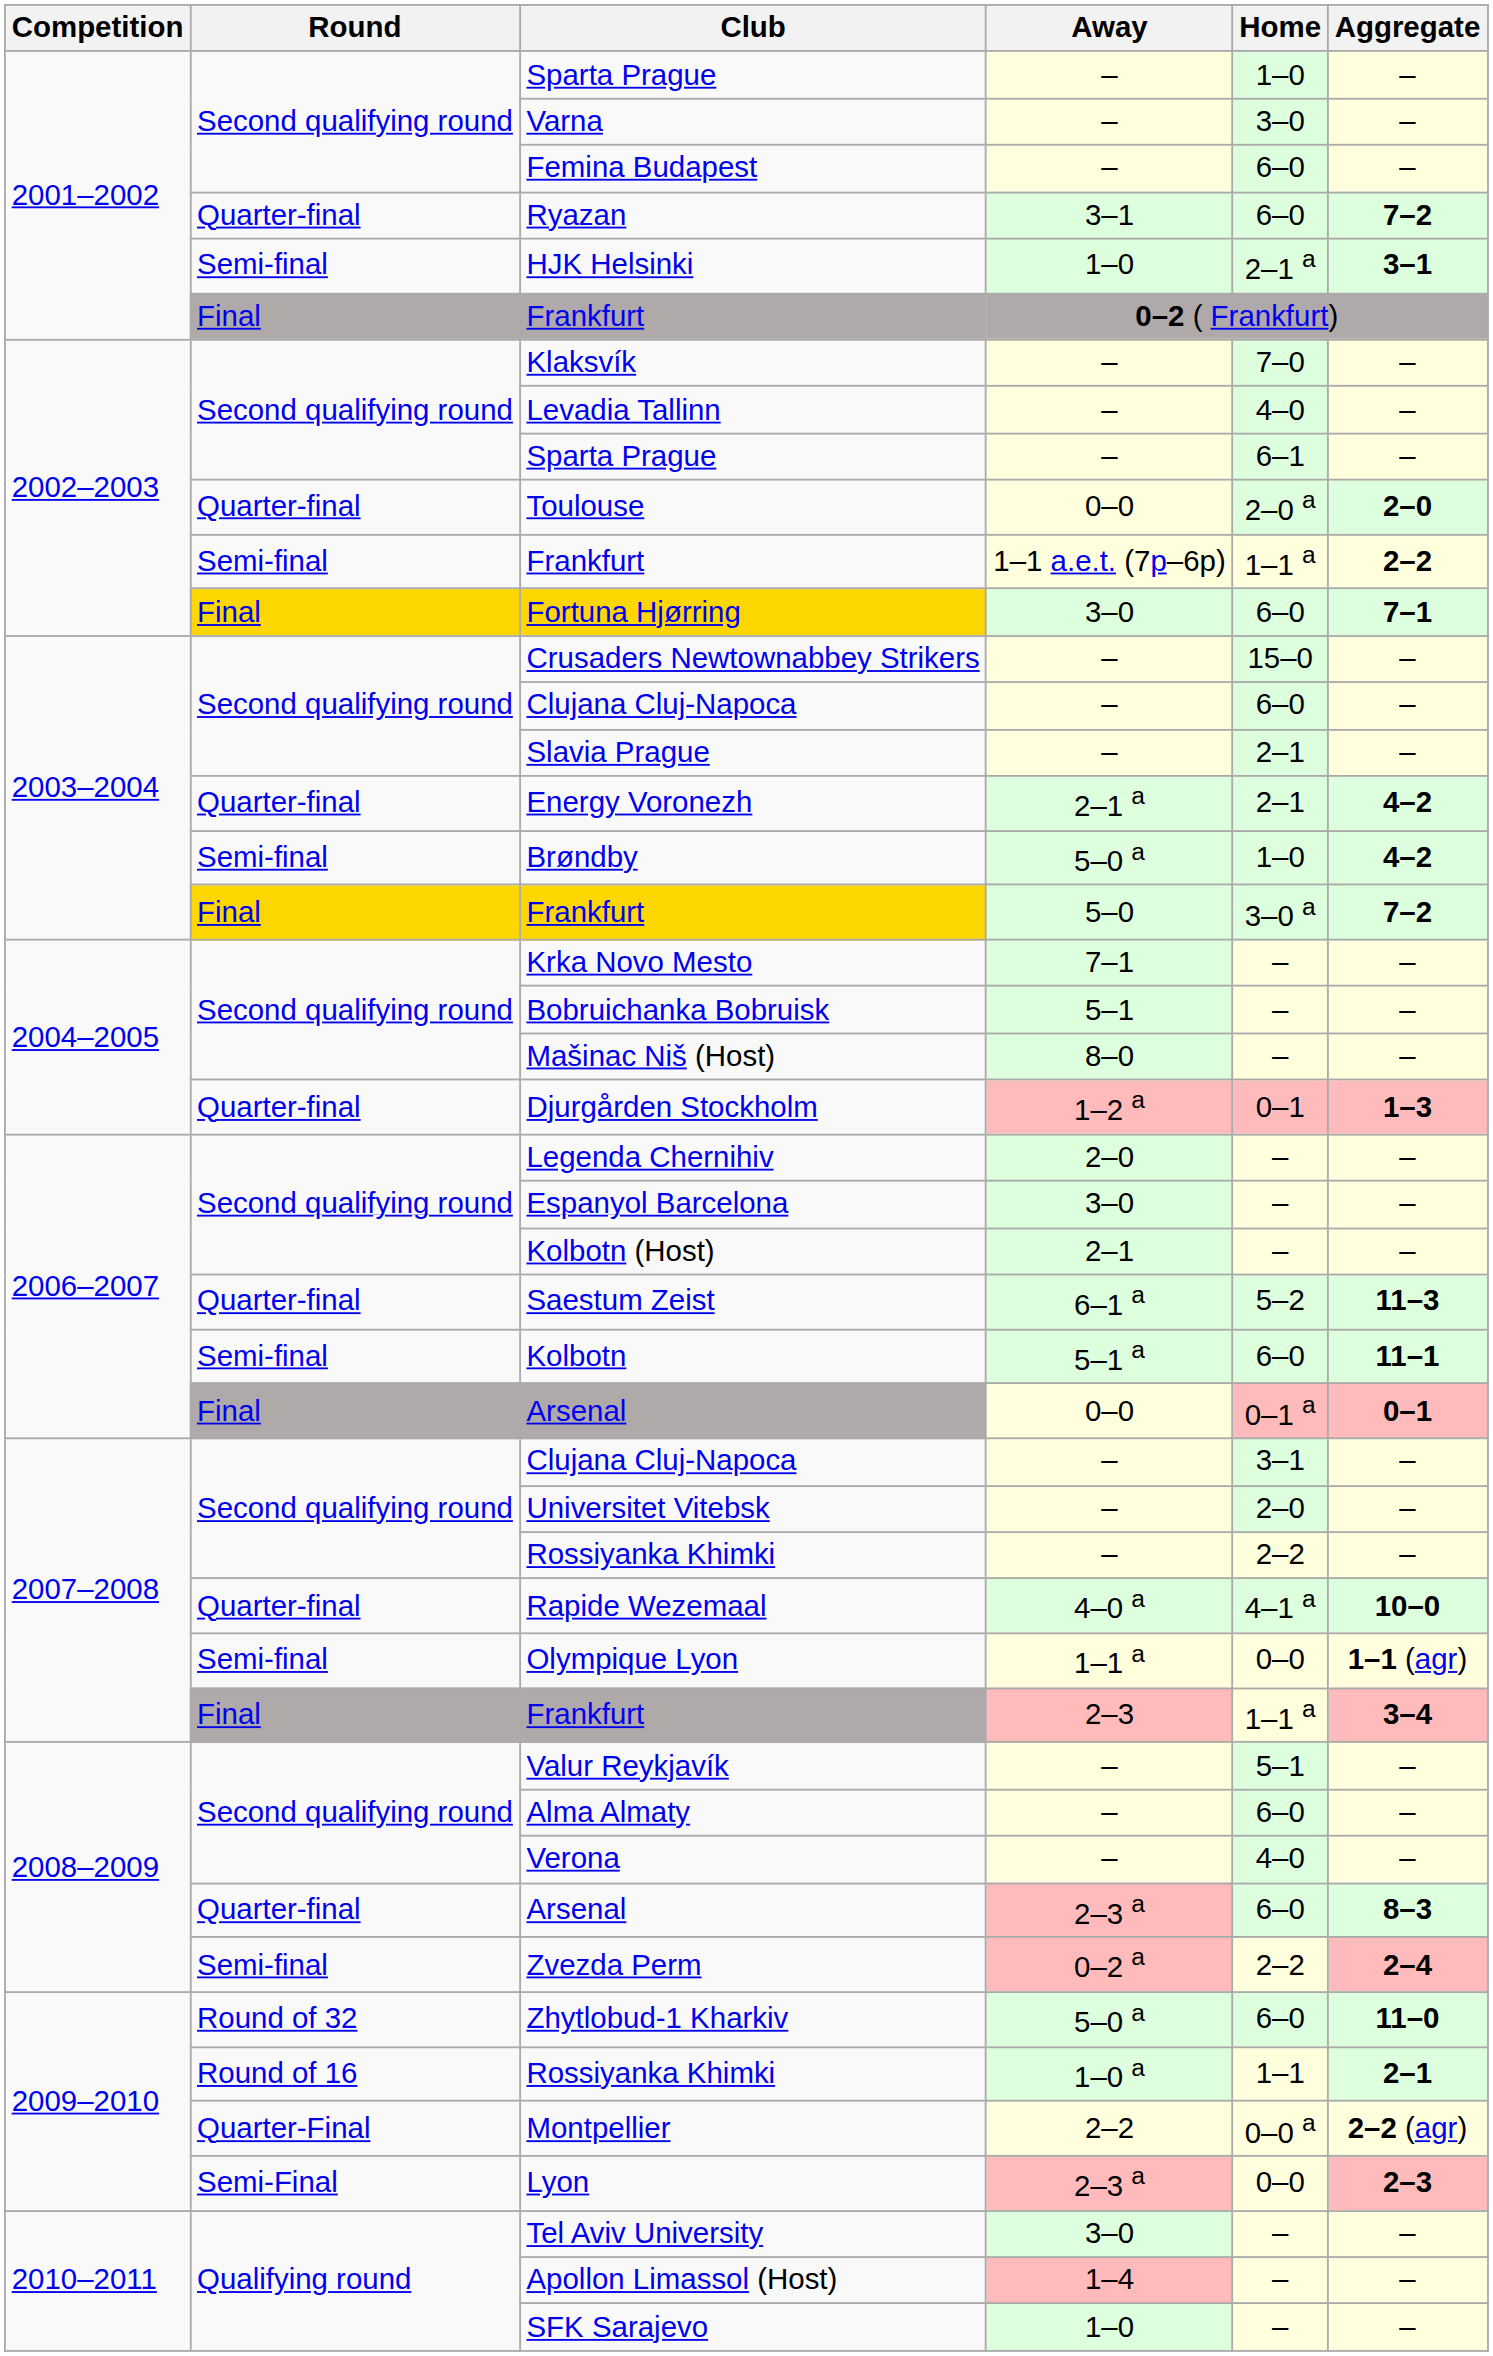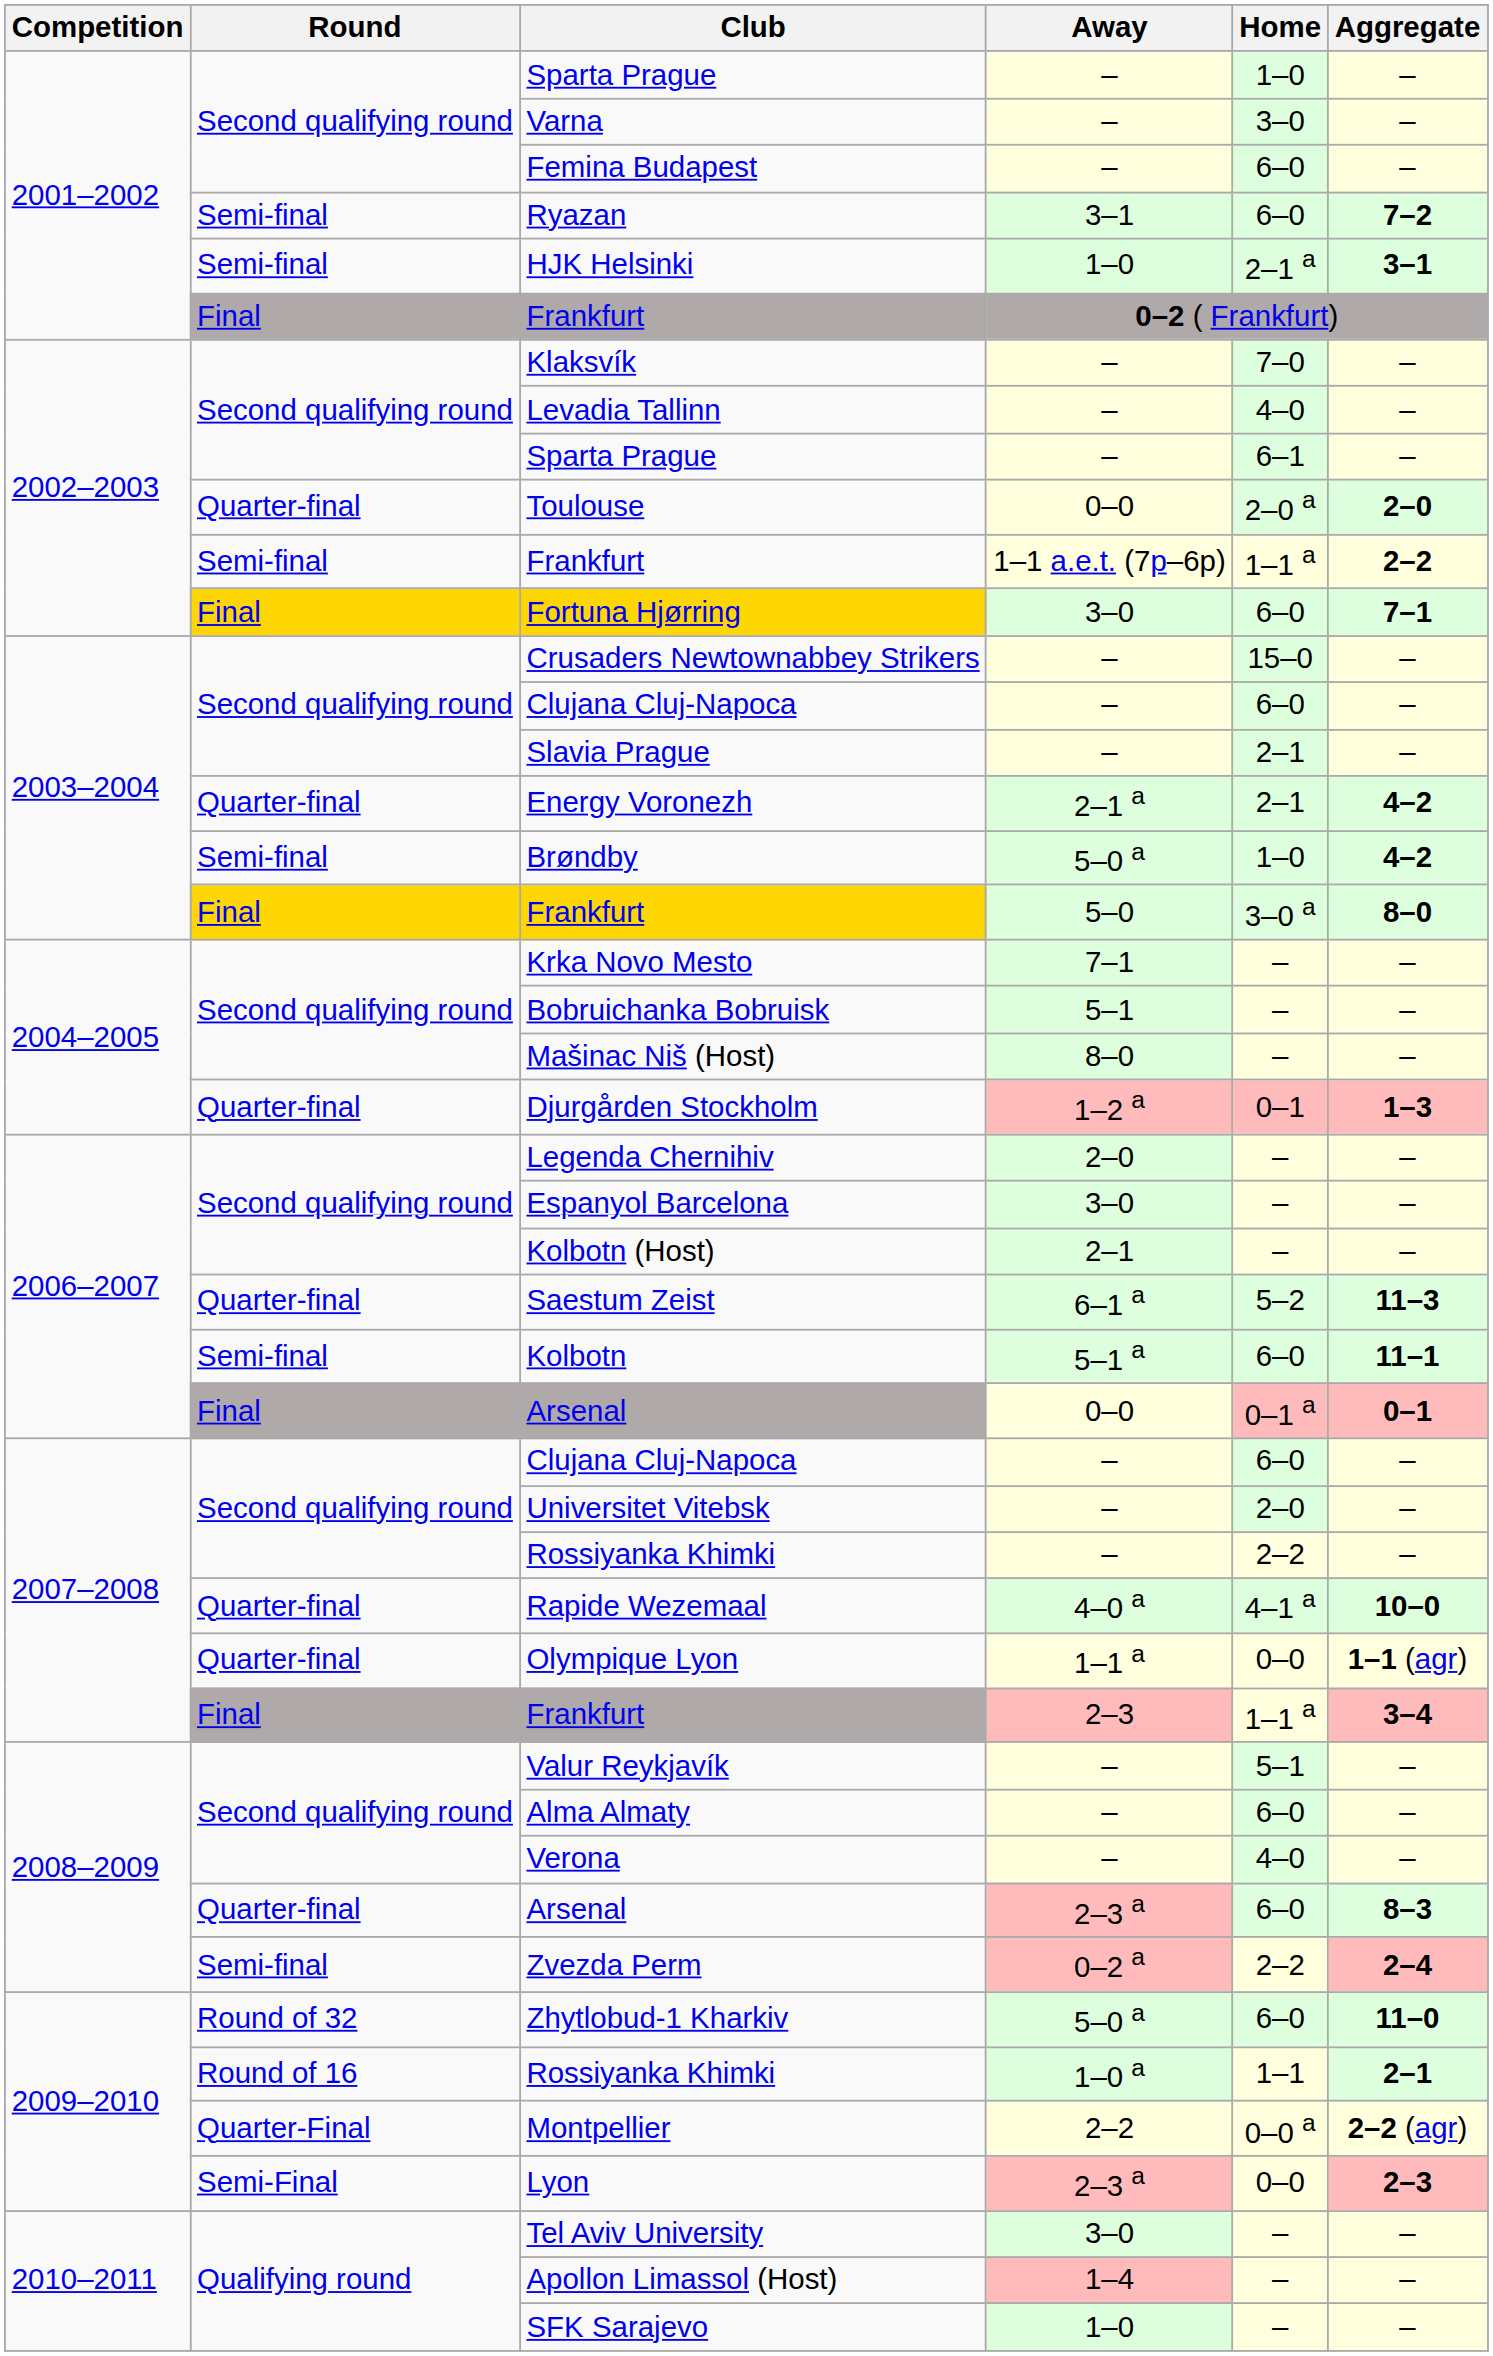(279, 214) Quarter-final -> (262, 214) Semi-final
(1407, 912) 7–2 -> (1407, 912) 8–0
(1280, 1461) 3–1 -> (1280, 1461) 6–0
(262, 1660) Semi-final -> (279, 1660) Quarter-final
